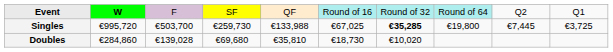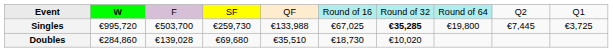(290, 41) €35,810 -> (290, 41) €35,510
